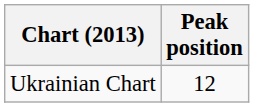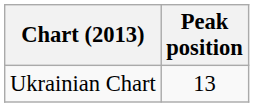(205, 83) 12 -> (205, 83) 13
